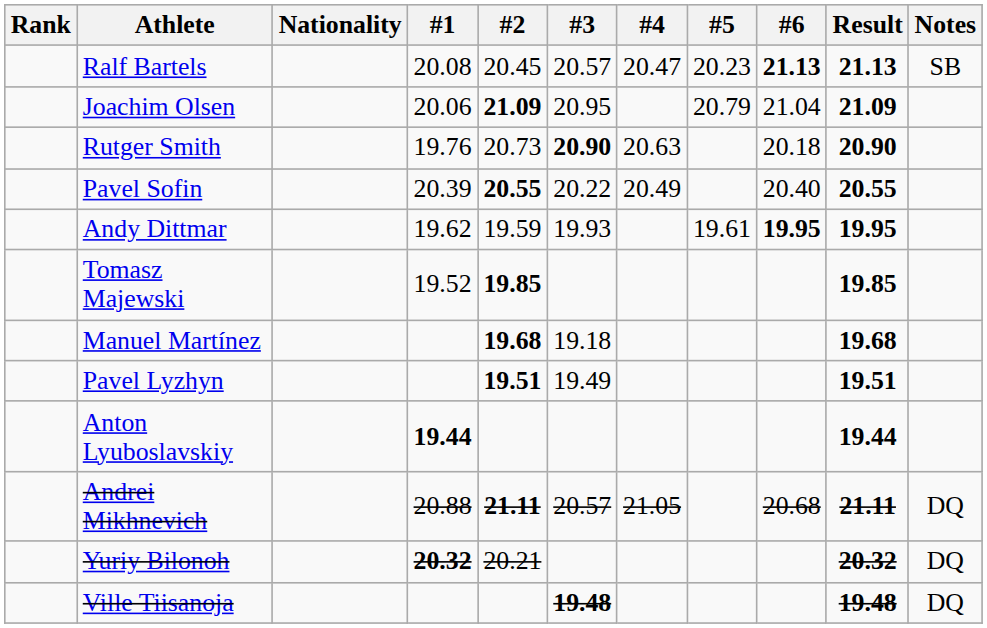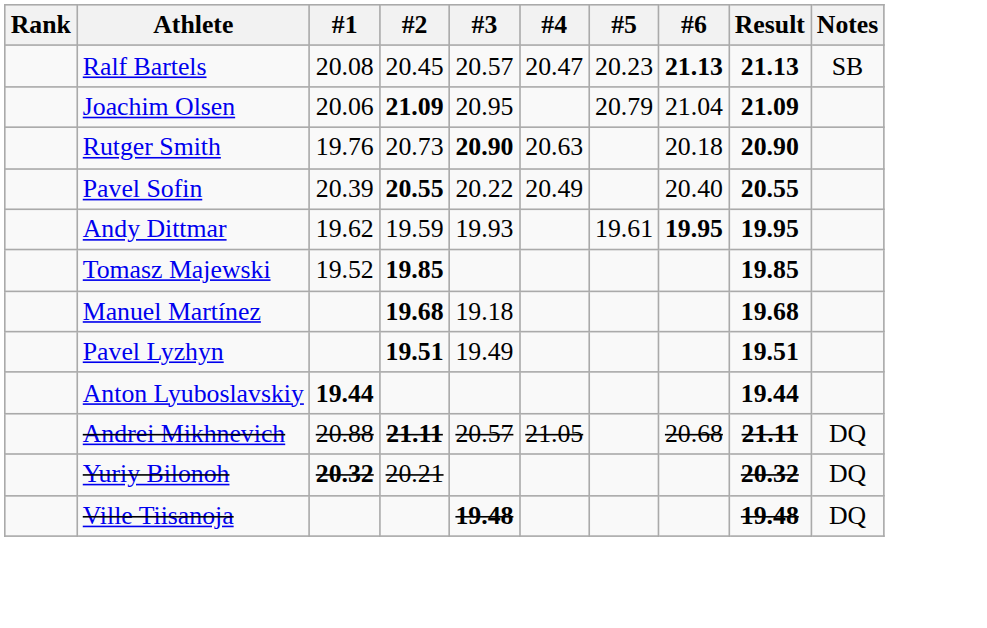- column: (340, 24)
